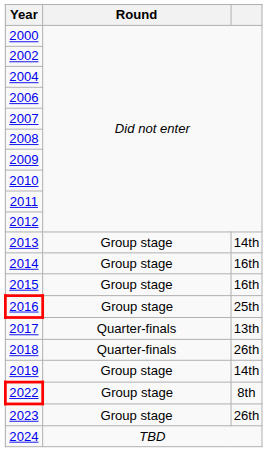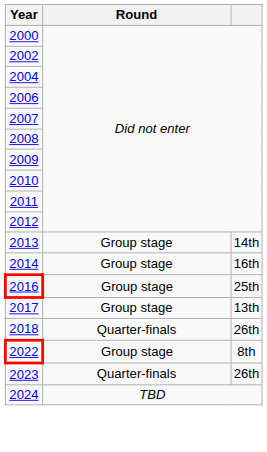- row: (24, 284)
(137, 329) Quarter-finals -> (137, 308) Group stage
- row: (24, 371)
(137, 415) Group stage -> (137, 374) Quarter-finals
